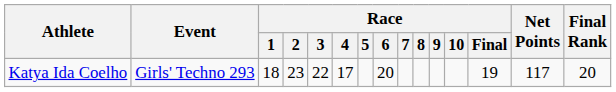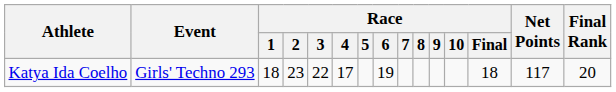(385, 72) 20 -> (385, 72) 19
(490, 72) 19 -> (490, 72) 18
